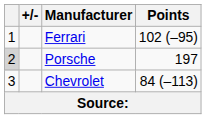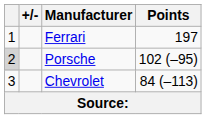(168, 37) 102 (–95) -> (186, 37) 197
(186, 59) 197 -> (168, 59) 102 (–95)
